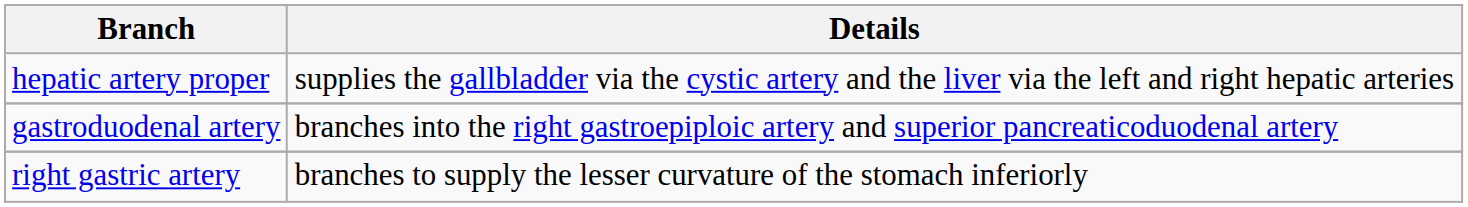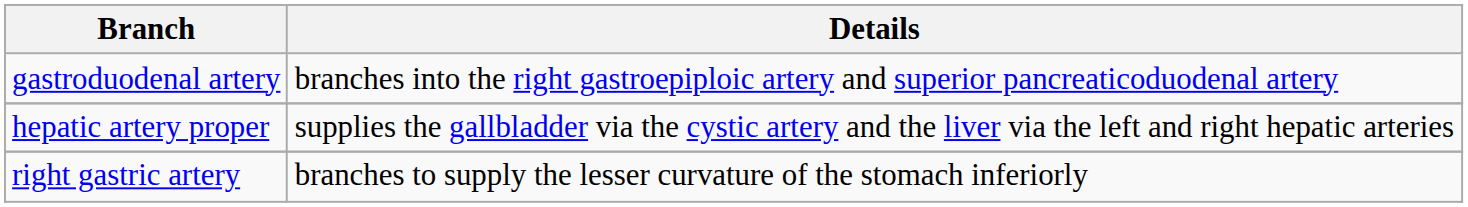rows swapped: (141, 77) <-> (146, 126)
